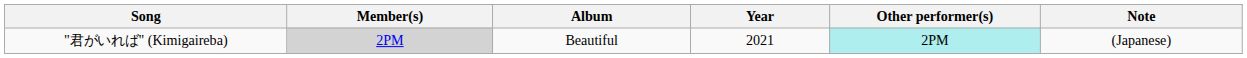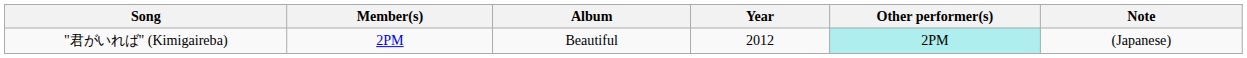(390, 40) lightgrey background -> (390, 40) no background
(760, 40) 2021 -> (760, 40) 2012
